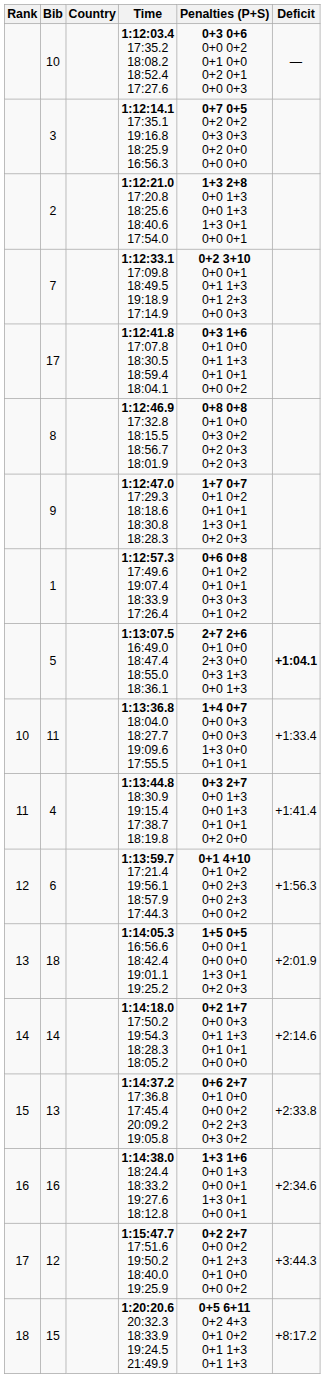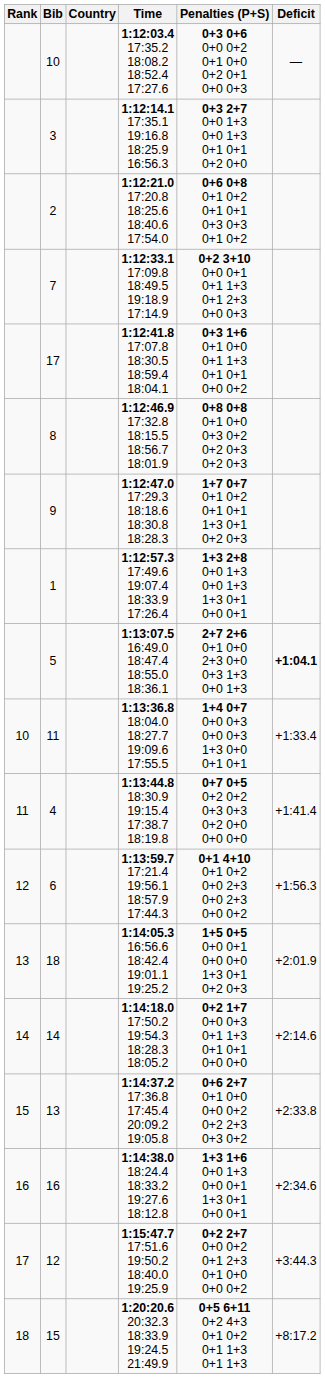(225, 136) 0+7 0+5 0+2 0+2 0+3 0+3 0+2 0+0 0+0 0+0 -> (225, 136) 0+3 2+7 0+0 1+3 0+0 1+3 0+1 0+1 0+2 0+0
(225, 211) 1+3 2+8 0+0 1+3 0+0 1+3 1+3 0+1 0+0 0+1 -> (225, 211) 0+6 0+8 0+1 0+2 0+1 0+1 0+3 0+3 0+1 0+2
(225, 586) 0+6 0+8 0+1 0+2 0+1 0+1 0+3 0+3 0+1 0+2 -> (225, 586) 1+3 2+8 0+0 1+3 0+0 1+3 1+3 0+1 0+0 0+1
(225, 811) 0+3 2+7 0+0 1+3 0+0 1+3 0+1 0+1 0+2 0+0 -> (225, 811) 0+7 0+5 0+2 0+2 0+3 0+3 0+2 0+0 0+0 0+0
